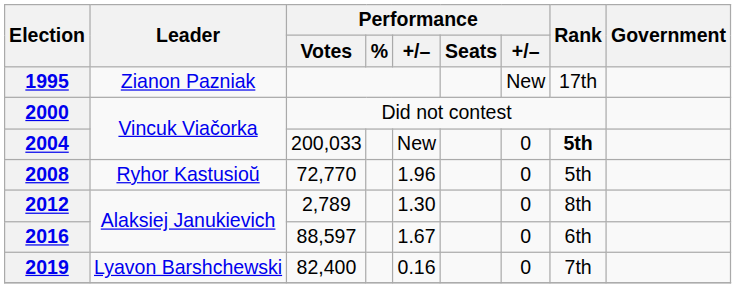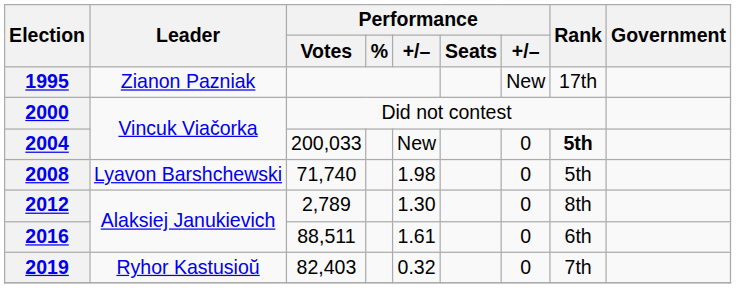(188, 174) Ryhor Kastusioŭ -> (188, 174) Lyavon Barshchewski
(326, 174) 72,770 -> (326, 174) 71,740
(417, 174) 1.96 -> (417, 174) 1.98
(326, 236) 88,597 -> (326, 236) 88,511
(417, 236) 1.67 -> (417, 236) 1.61
(188, 267) Lyavon Barshchewski -> (188, 267) Ryhor Kastusioŭ
(326, 267) 82,400 -> (326, 267) 82,403
(417, 267) 0.16 -> (417, 267) 0.32
